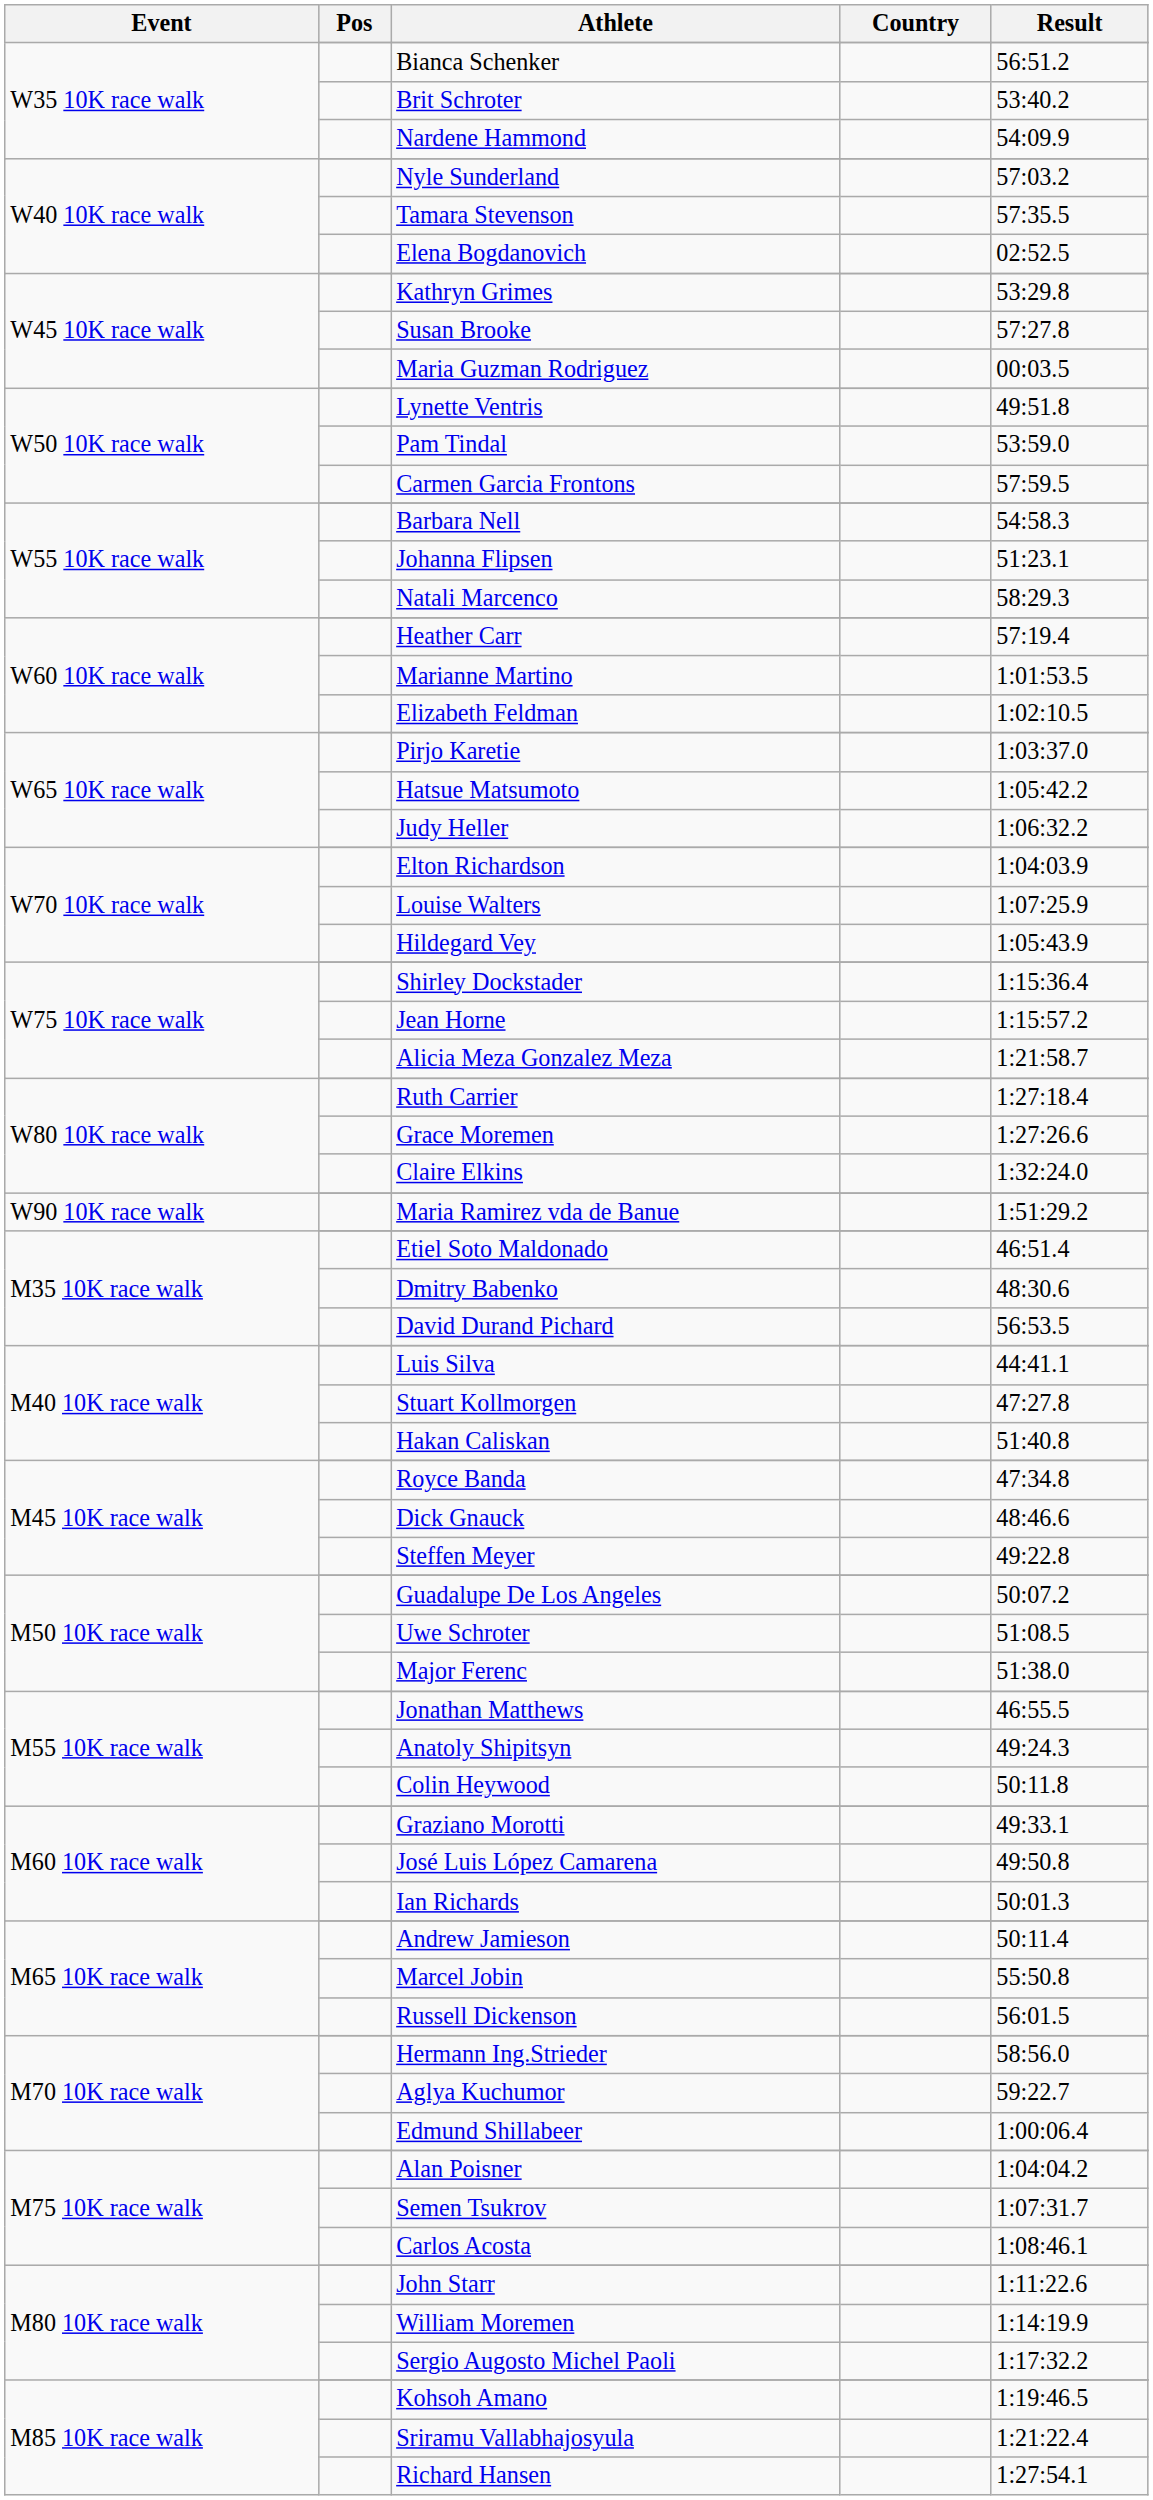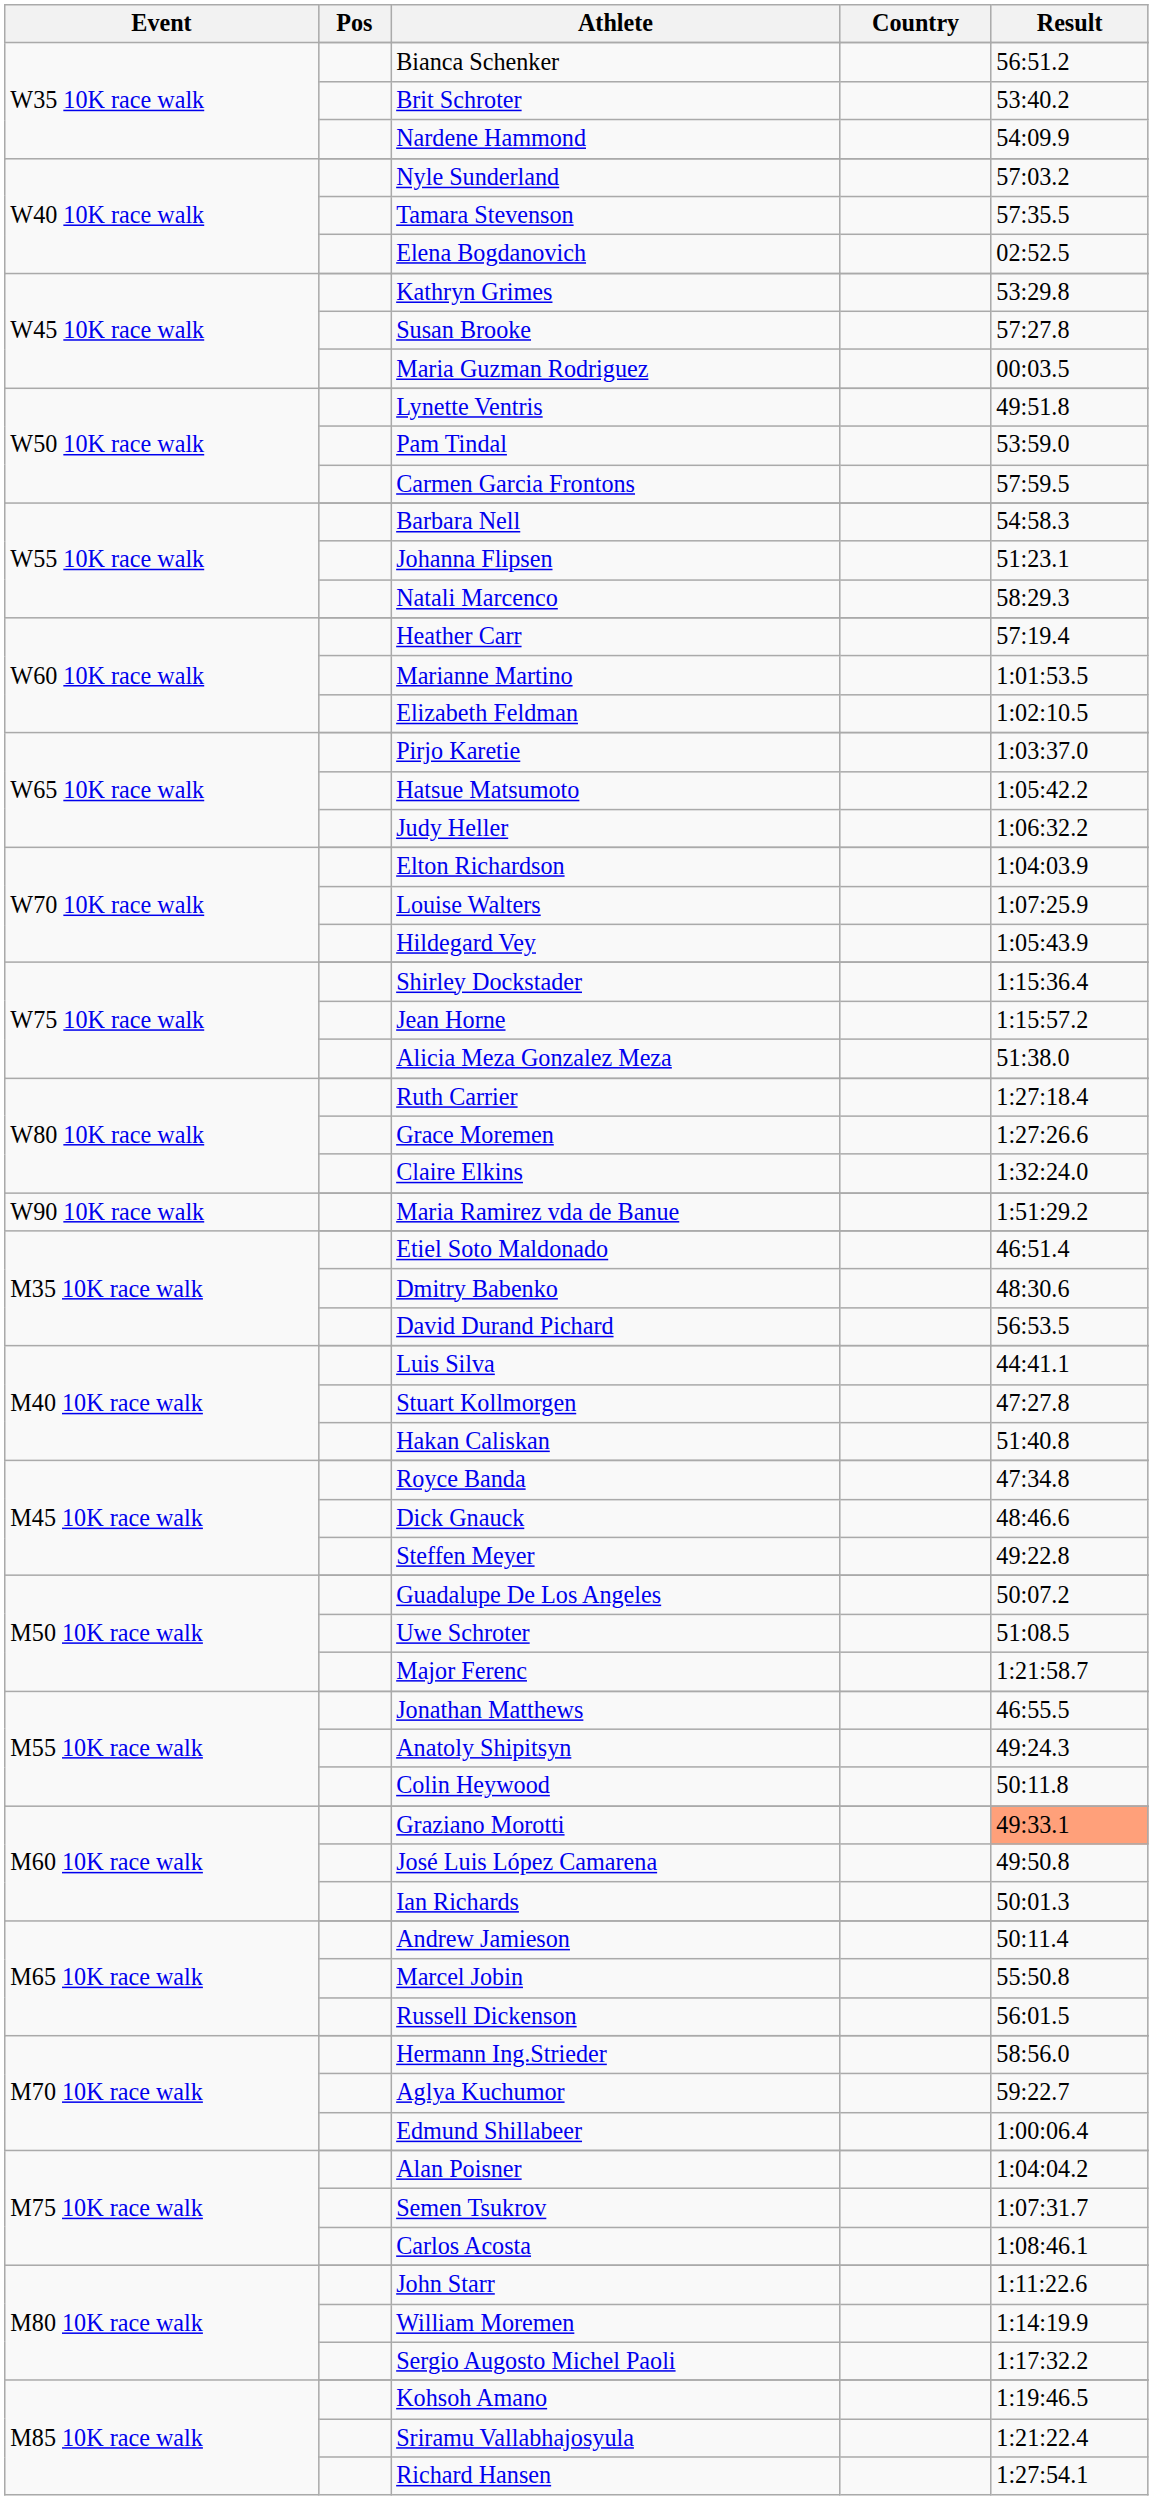(1042, 1058) 1:21:58.7 -> (1033, 1058) 51:38.0
(1033, 1671) 51:38.0 -> (1042, 1671) 1:21:58.7
(1033, 1824) no background -> (1033, 1824) lightsalmon background
